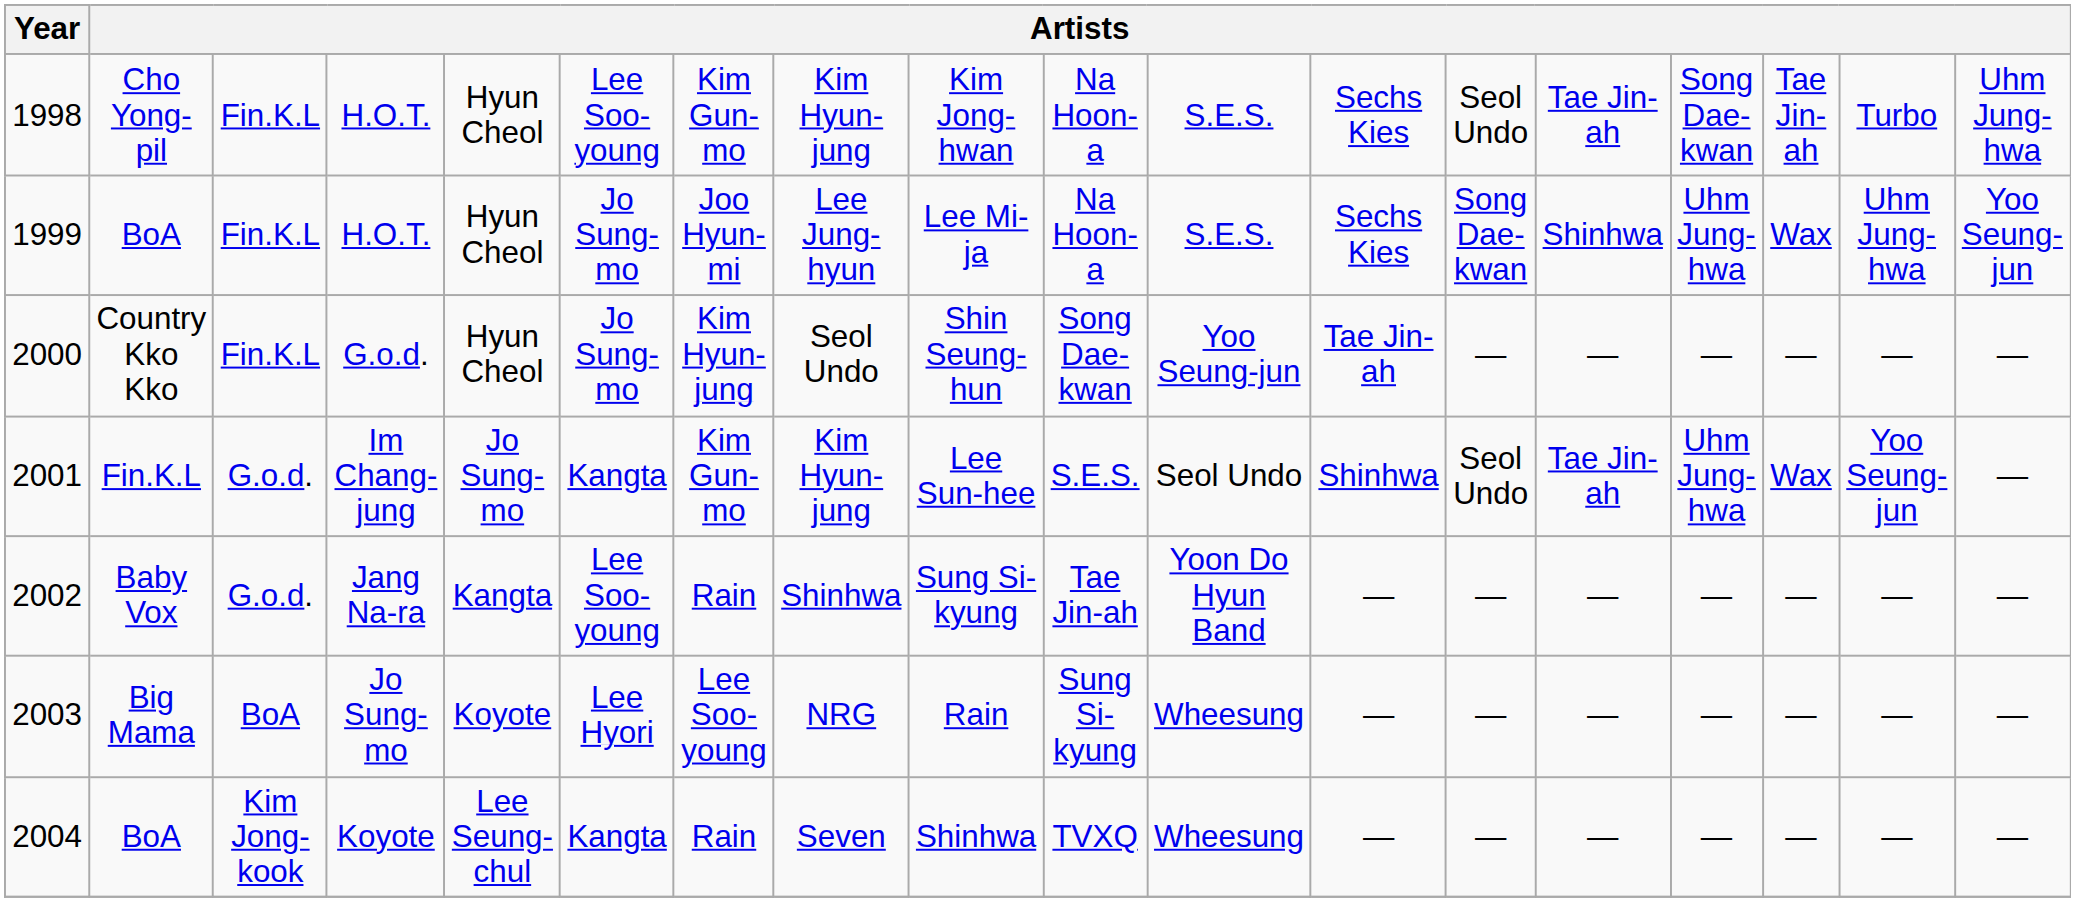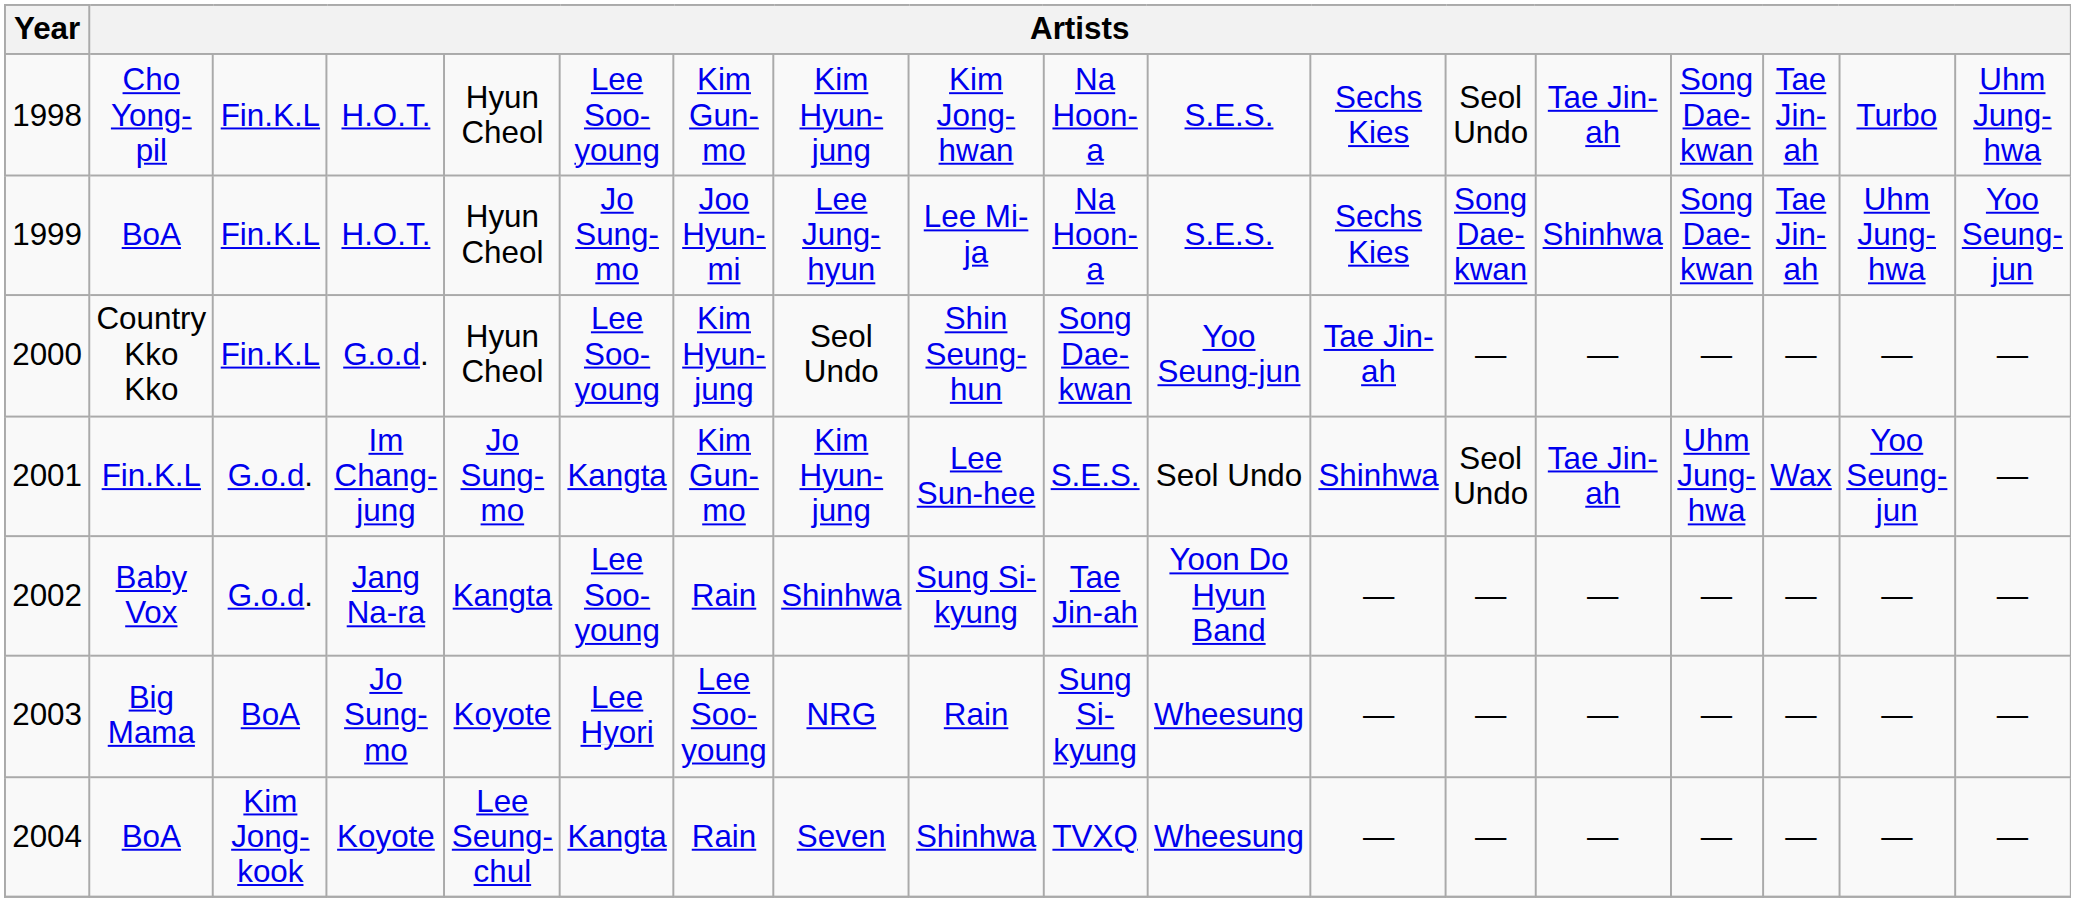(1717, 234) Uhm Jung-hwa -> (1717, 234) Song Dae-kwan
(1801, 234) Wax -> (1801, 234) Tae Jin-ah
(617, 354) Jo Sung-mo -> (617, 354) Lee Soo-young
